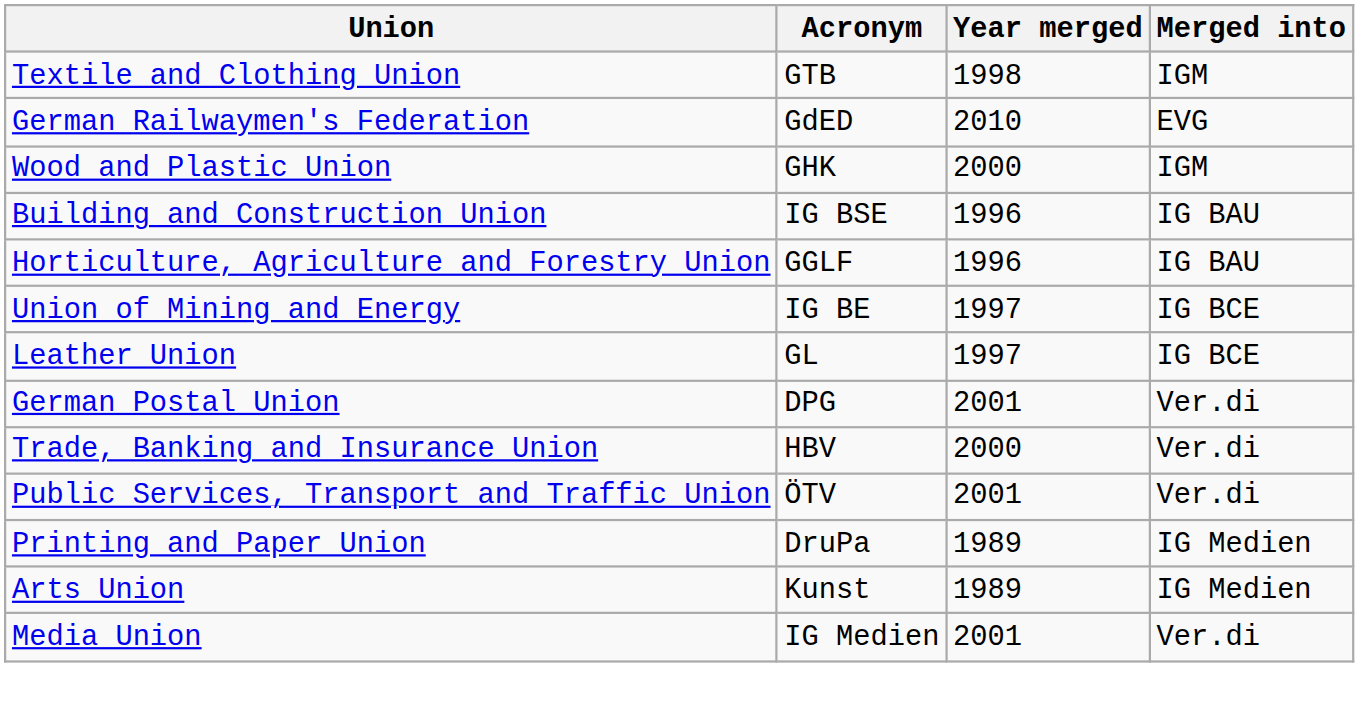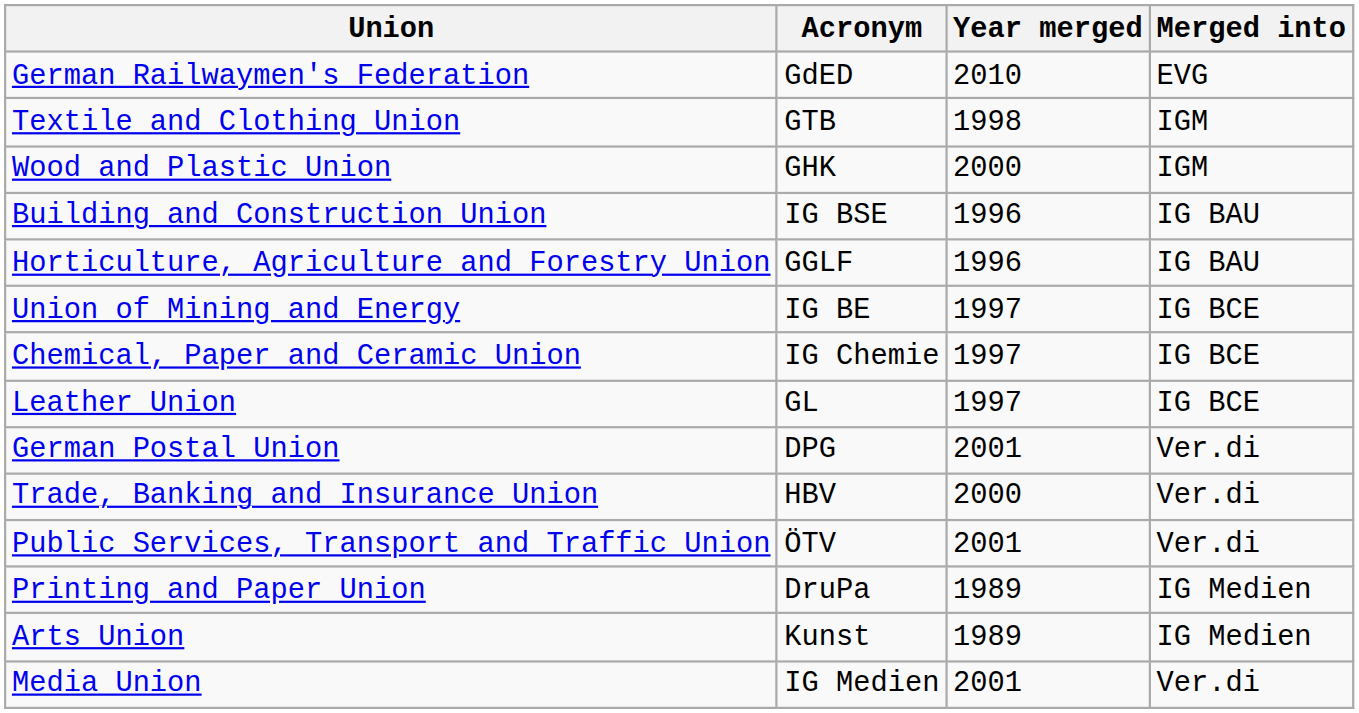rows swapped: (271, 122) <-> (236, 75)
+ row: (296, 356)
